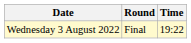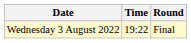columns swapped: (172, 12) <-> (140, 12)
